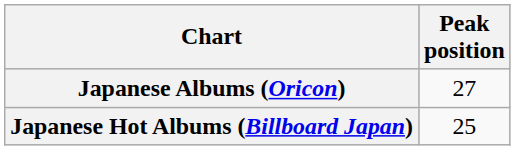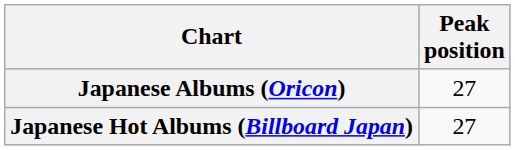(464, 125) 25 -> (464, 125) 27
